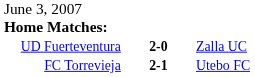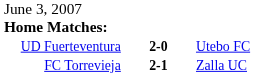(221, 46) Zalla UC -> (223, 46) Utebo FC
(223, 65) Utebo FC -> (221, 65) Zalla UC
